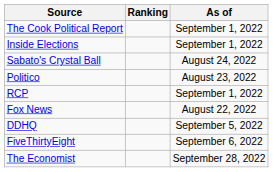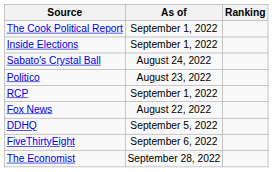columns swapped: (148, 12) <-> (219, 12)
